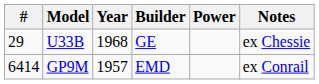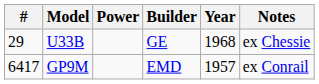columns swapped: (214, 16) <-> (112, 16)
(24, 66) 6414 -> (24, 66) 6417
